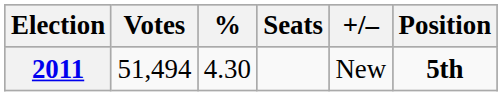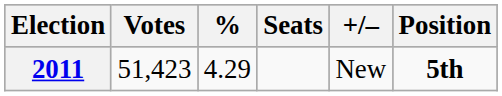(154, 68) 51,494 -> (154, 68) 51,423
(227, 68) 4.30 -> (227, 68) 4.29
